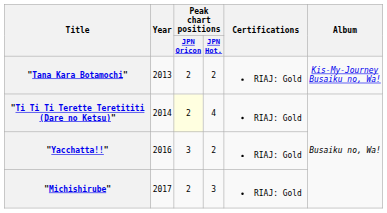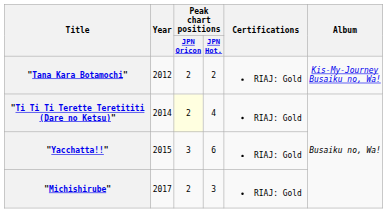(162, 75) 2013 -> (162, 75) 2012
(162, 151) 2016 -> (162, 151) 2015
(214, 151) 2 -> (214, 151) 6
